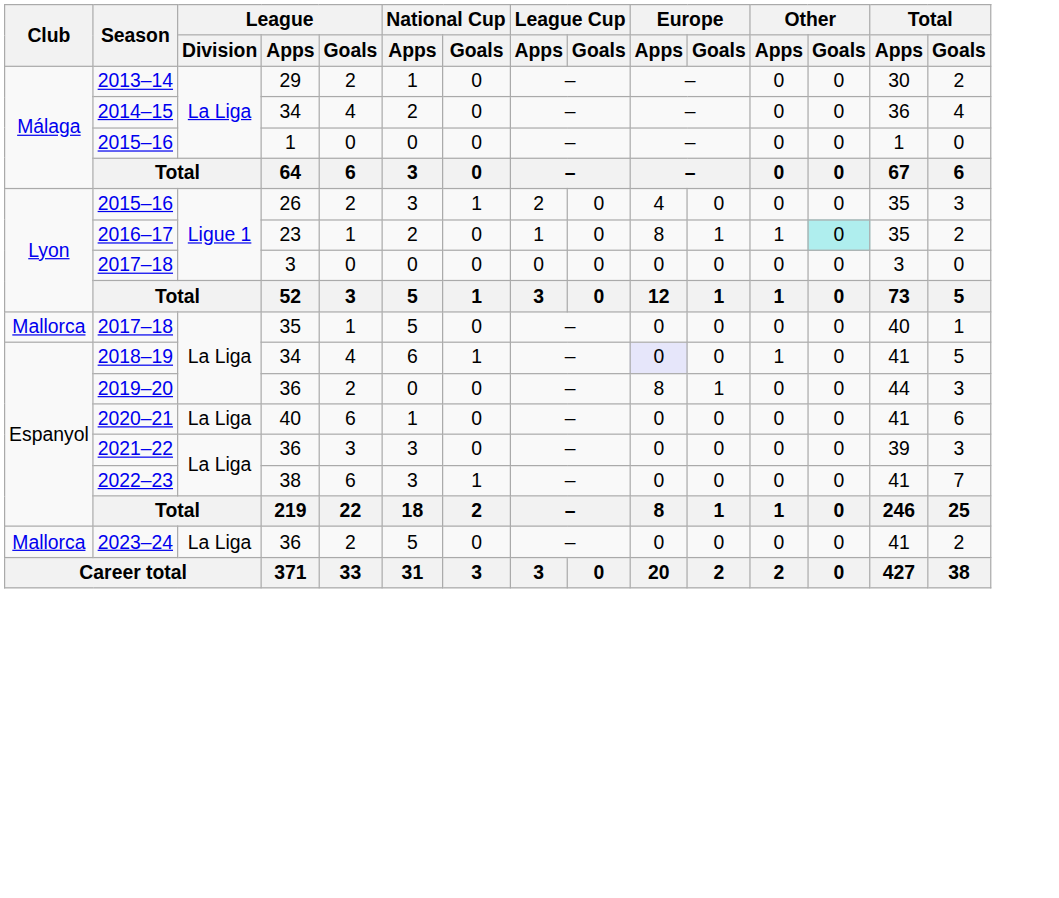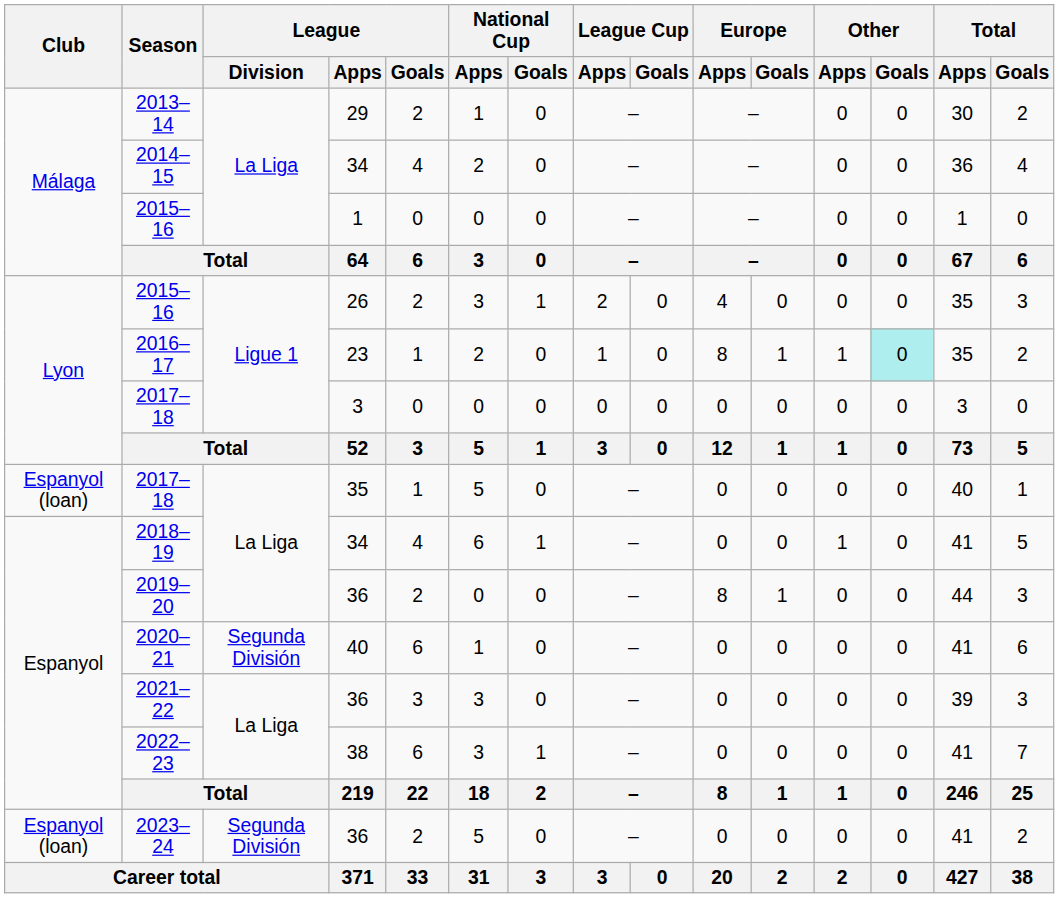(49, 326) Mallorca -> (63, 490) Espanyol (loan)
(659, 357) lavender background -> (722, 542) no background
(220, 419) La Liga -> (266, 647) Segunda División
(49, 541) Mallorca -> (63, 835) Espanyol (loan)
(220, 541) La Liga -> (266, 835) Segunda División
